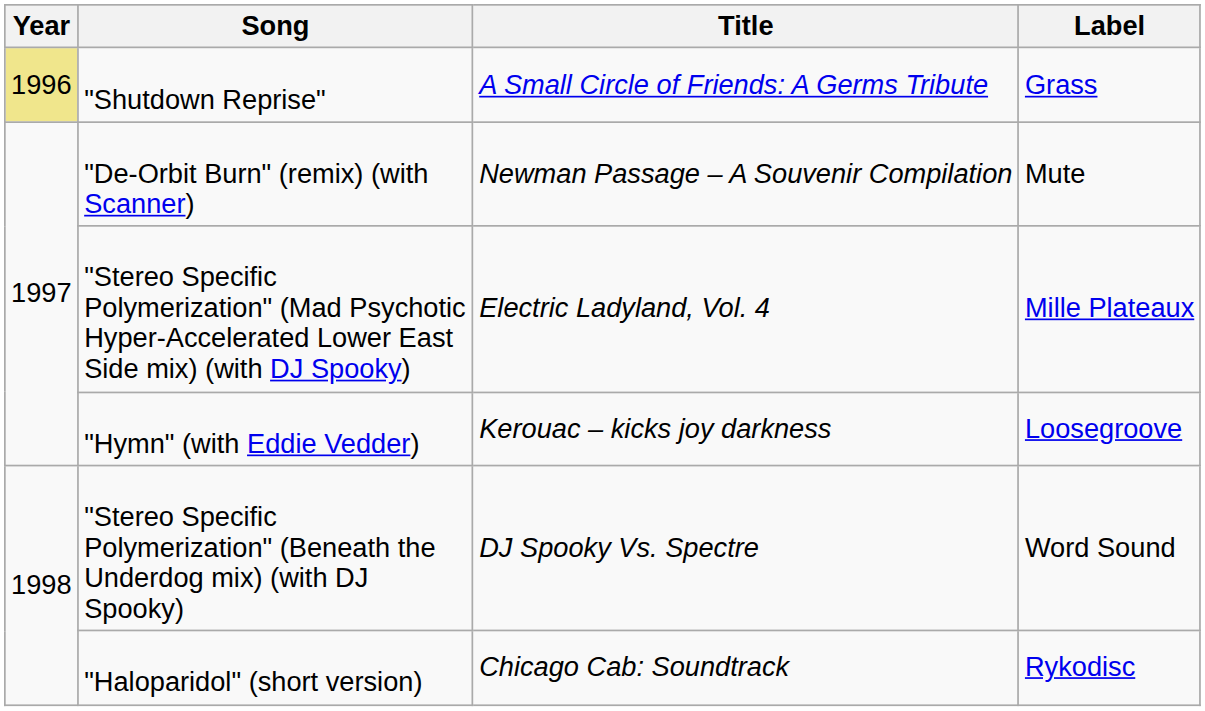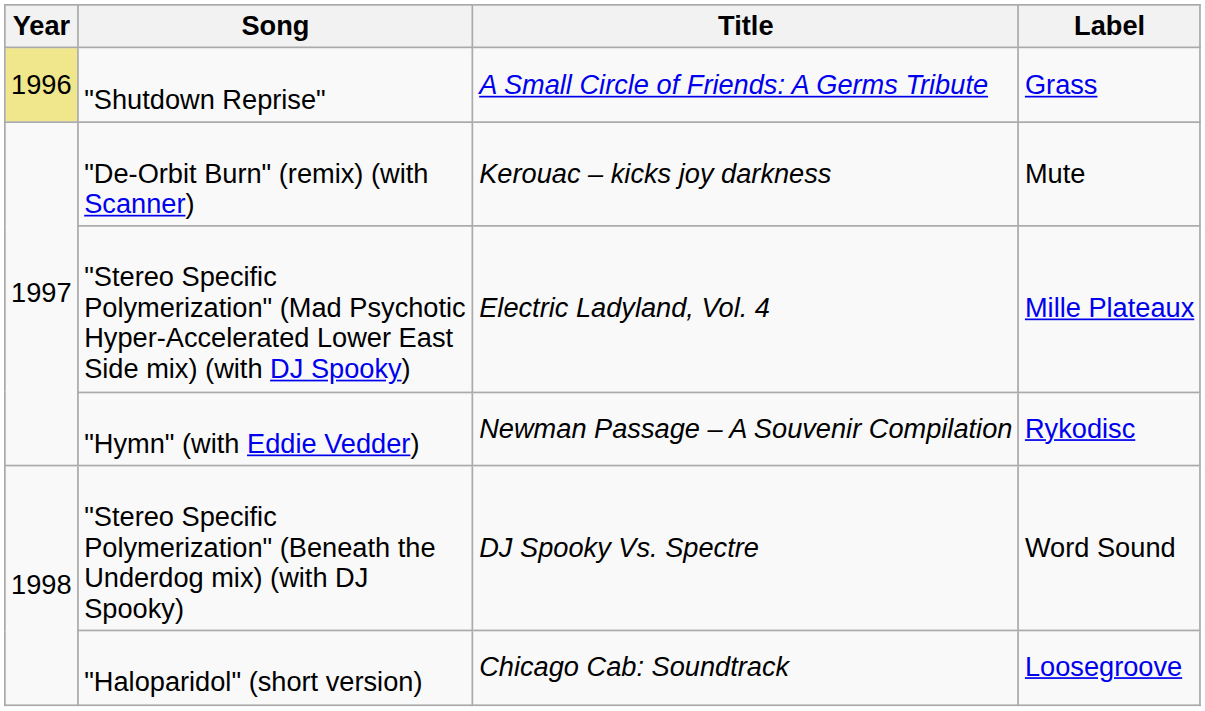(746, 173) Newman Passage – A Souvenir Compilation -> (655, 173) Kerouac – kicks joy darkness
(655, 428) Kerouac – kicks joy darkness -> (746, 428) Newman Passage – A Souvenir Compilation
(1104, 428) Loosegroove -> (1080, 428) Rykodisc
(1080, 667) Rykodisc -> (1104, 667) Loosegroove
